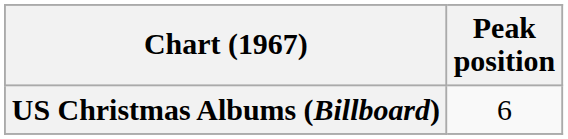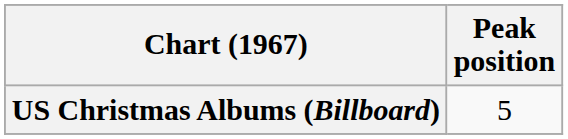(504, 109) 6 -> (504, 109) 5
